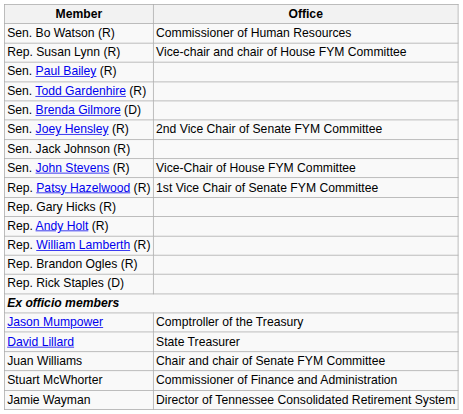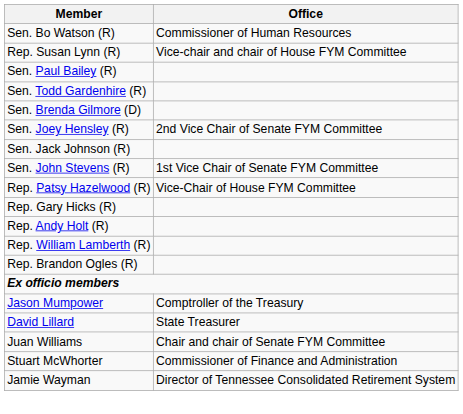(256, 168) Vice-Chair of House FYM Committee -> (267, 168) 1st Vice Chair of Senate FYM Committee
(267, 187) 1st Vice Chair of Senate FYM Committee -> (256, 187) Vice-Chair of House FYM Committee
- row: (66, 284)
